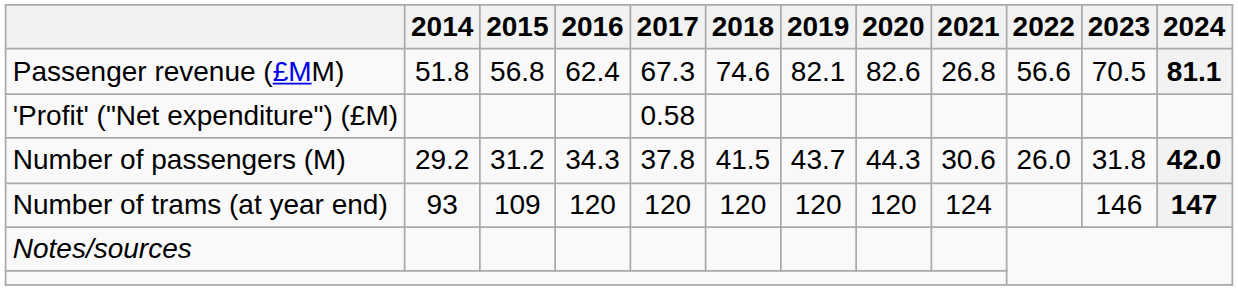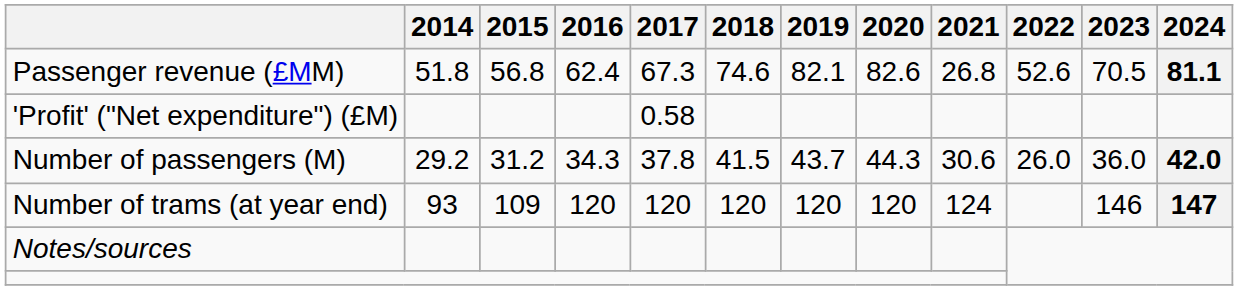(1044, 71) 56.6 -> (1044, 71) 52.6
(1119, 159) 31.8 -> (1119, 159) 36.0
